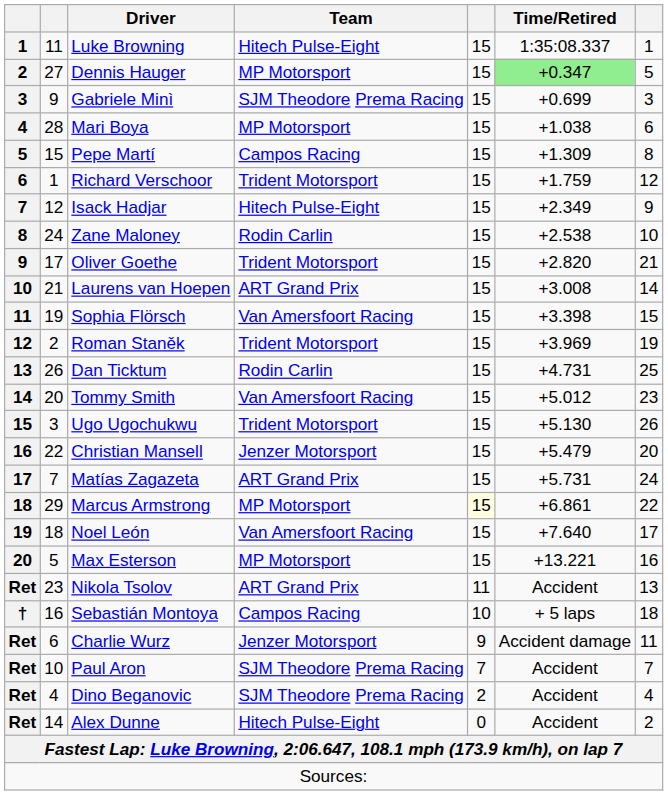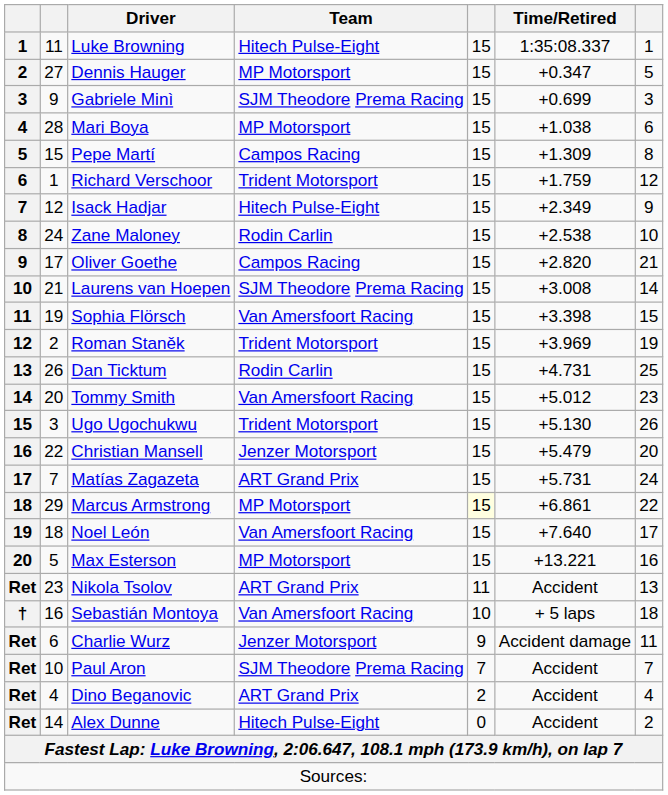(565, 73) lightgreen background -> (565, 73) no background
(308, 262) Trident Motorsport -> (299, 262) Campos Racing
(299, 289) ART Grand Prix -> (351, 289) SJM Theodore Prema Racing
(299, 614) Campos Racing -> (326, 614) Van Amersfoort Racing
(351, 695) SJM Theodore Prema Racing -> (299, 695) ART Grand Prix
